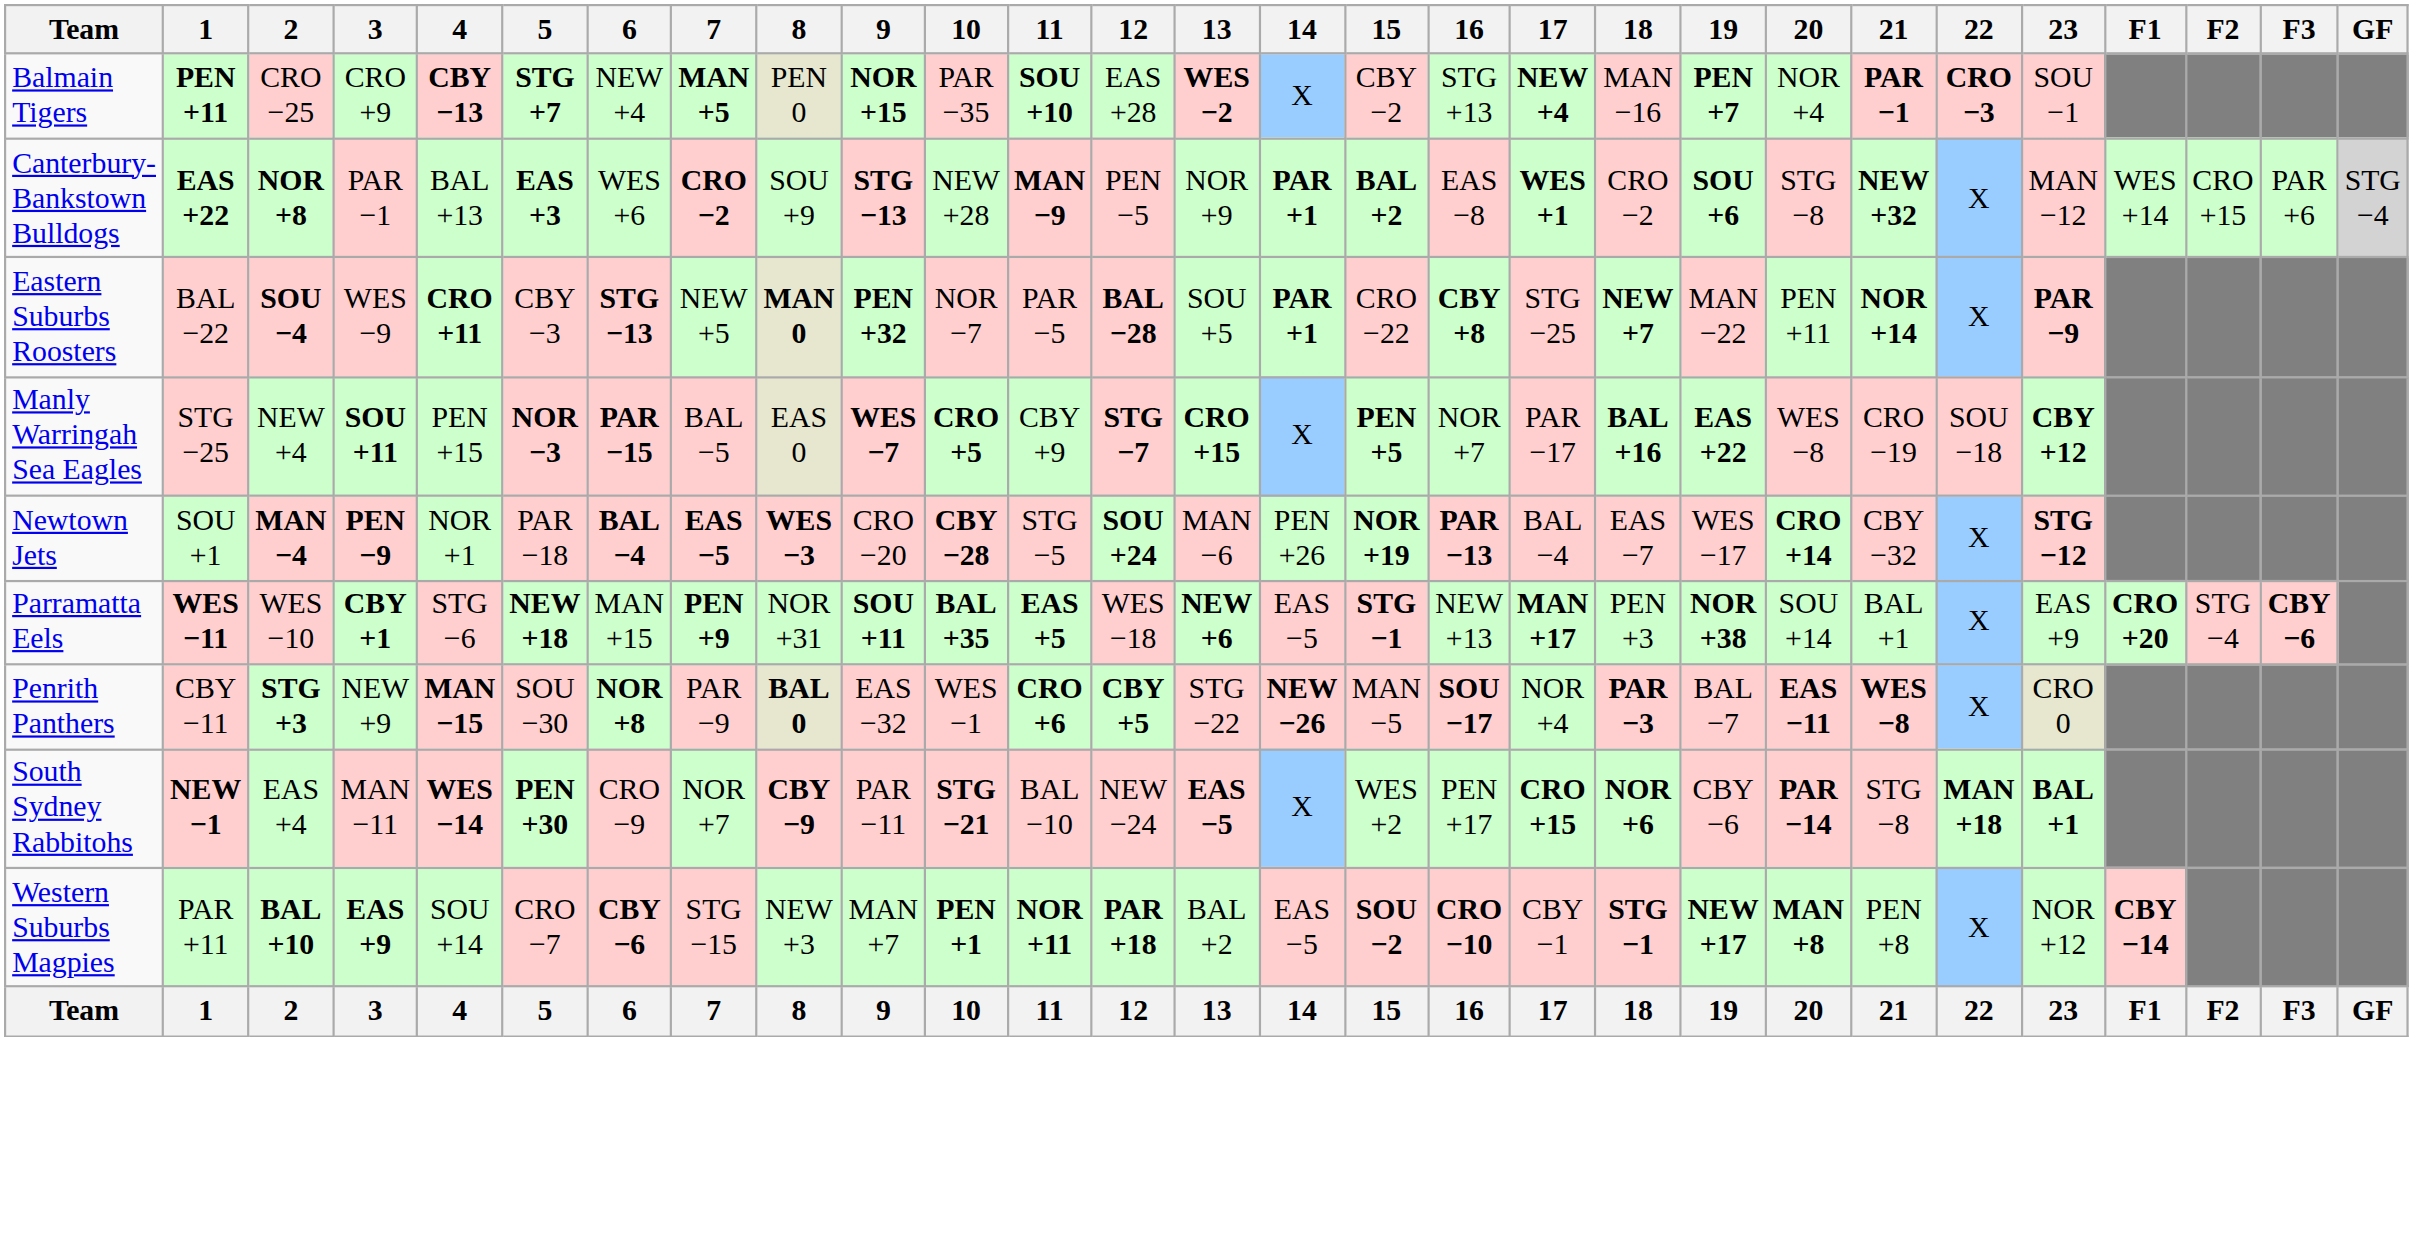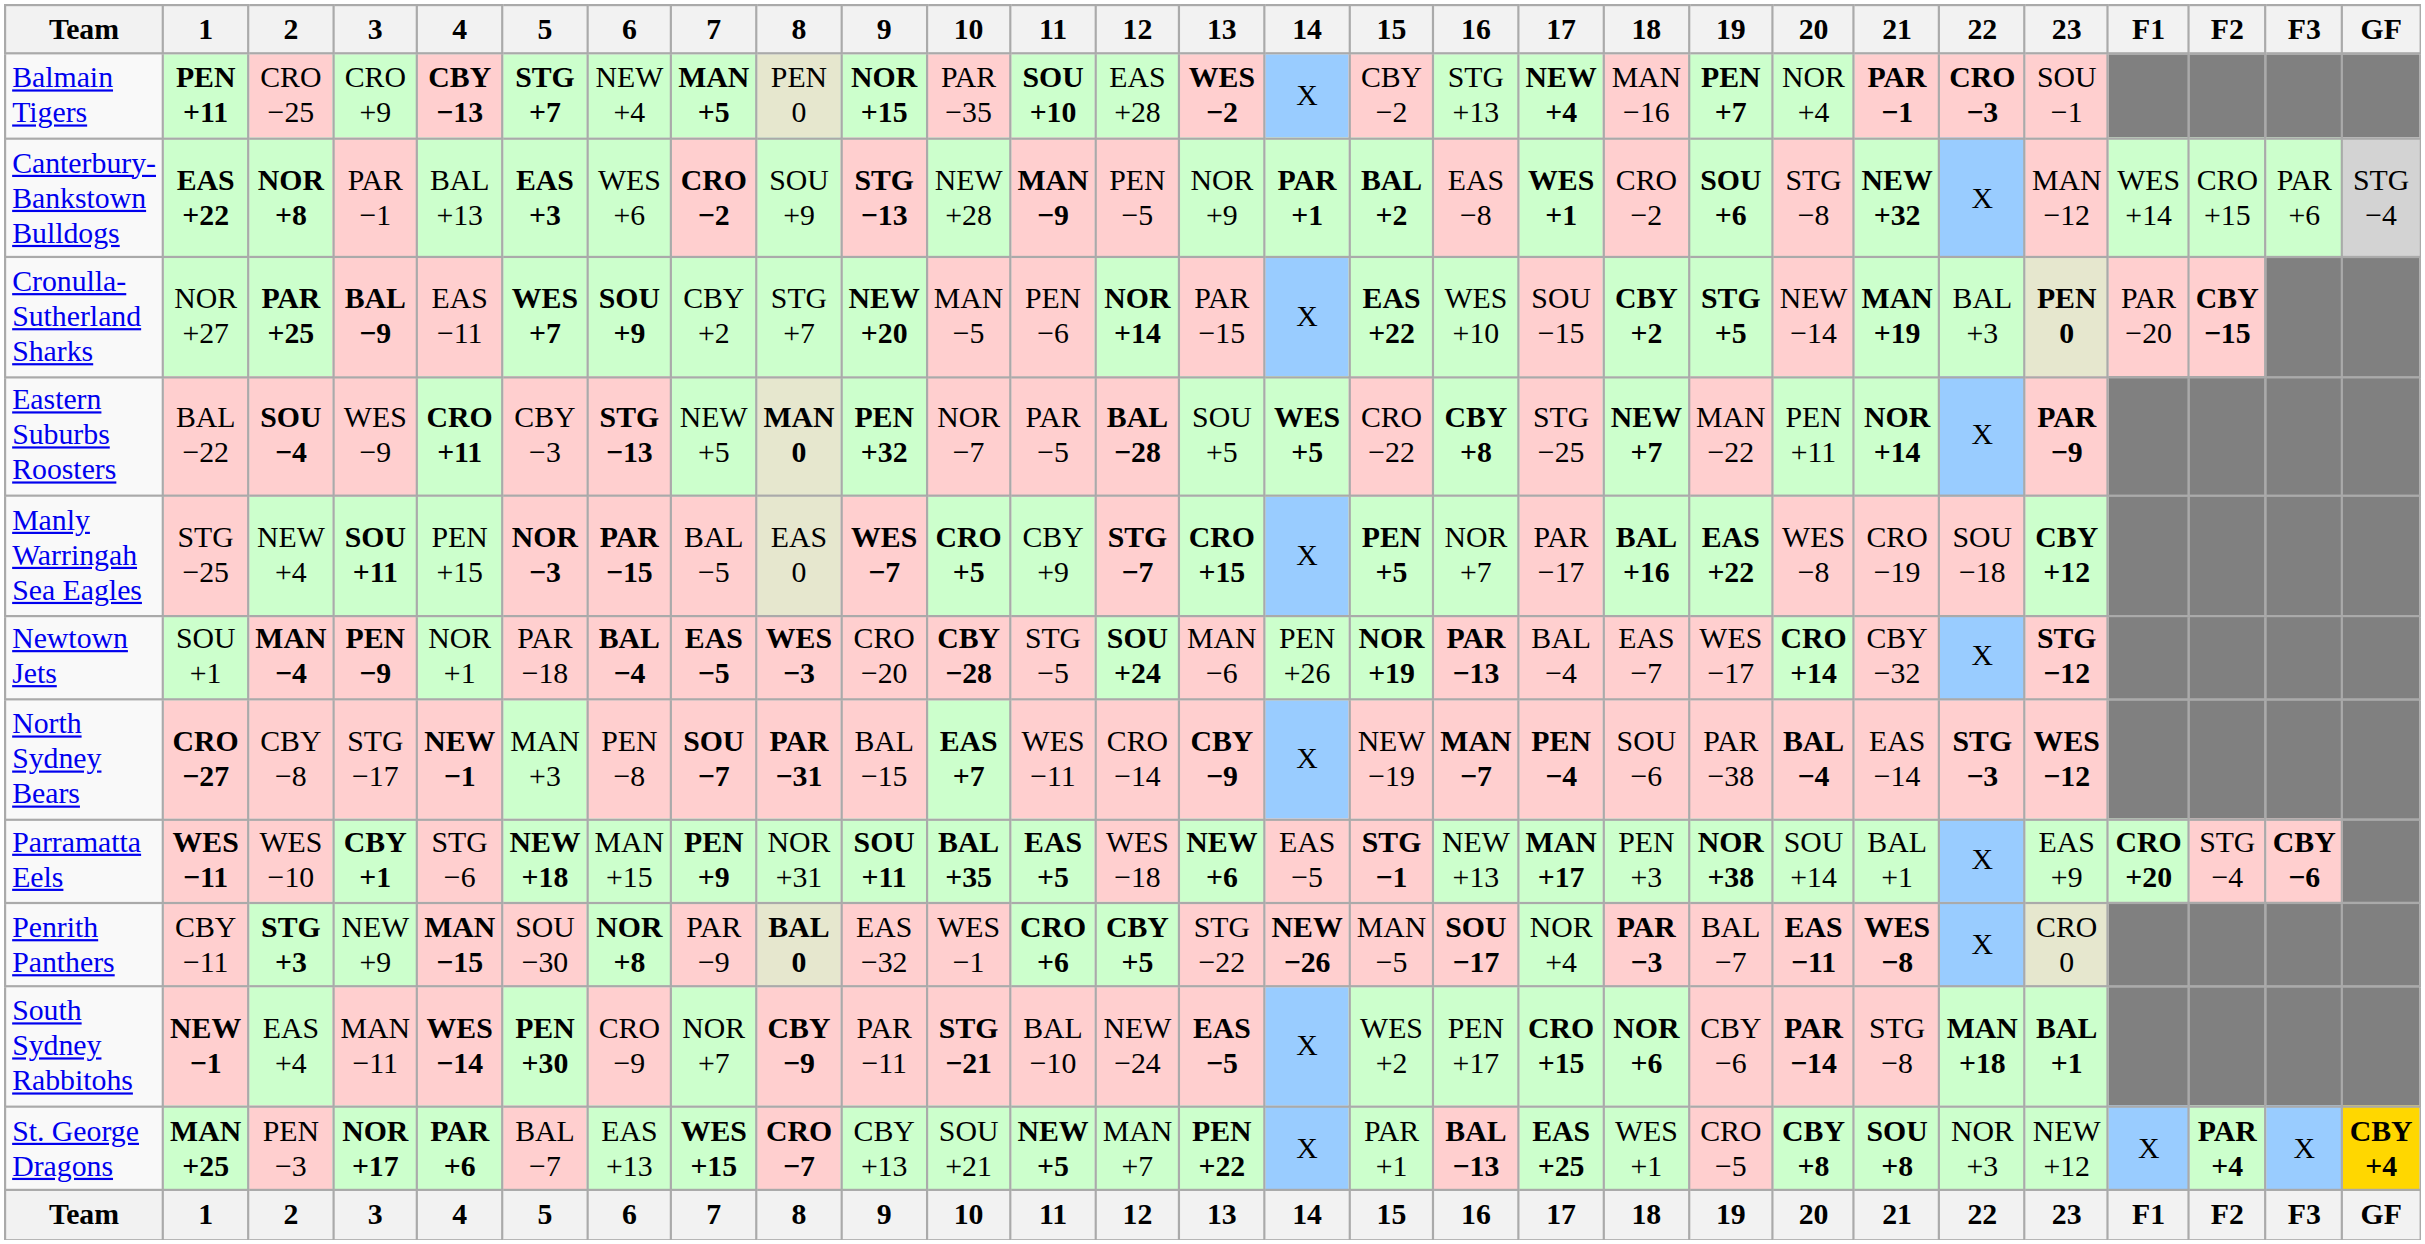+ row: (77, 316)
(1302, 316) PAR +1 -> (1307, 435) WES +5
+ row: (57, 758)
+ row: (76, 1147)
- row: (63, 926)
